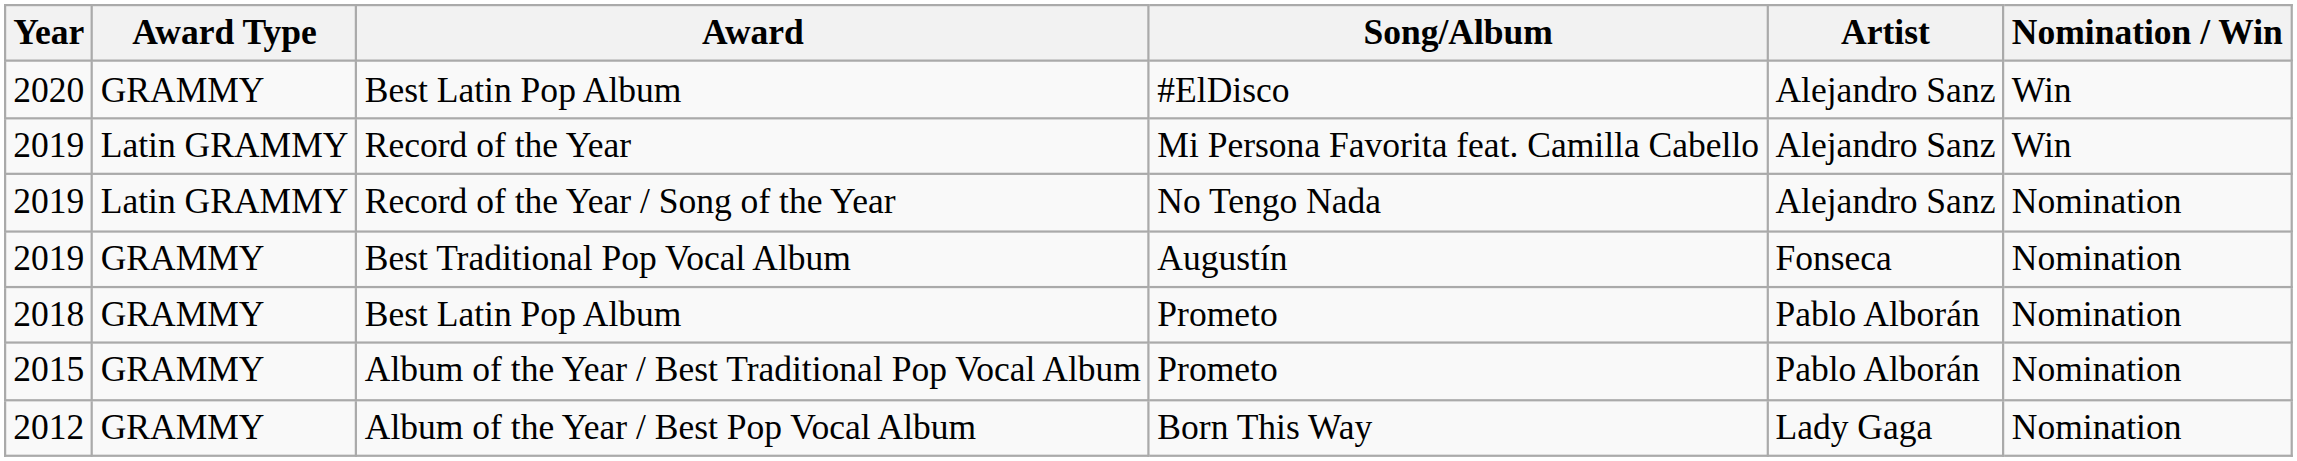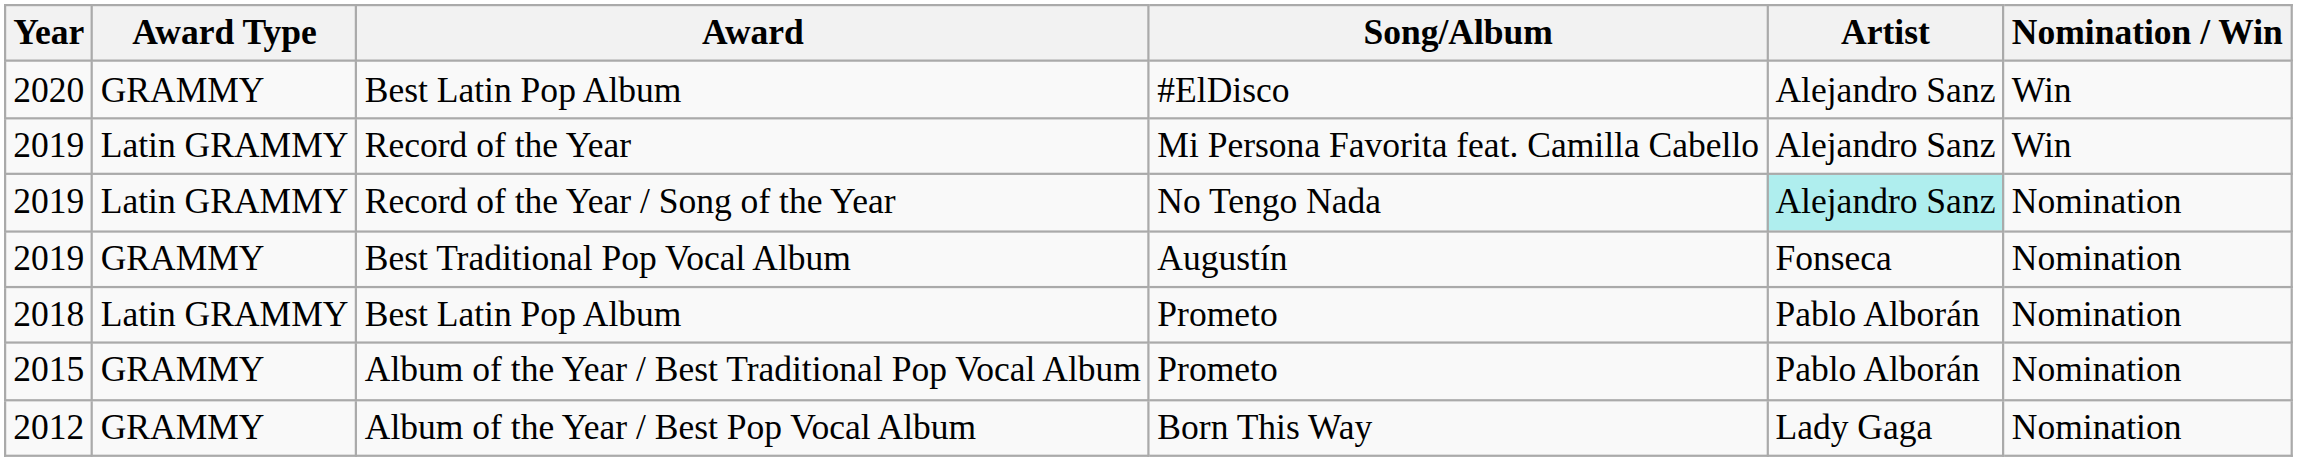(1885, 201) no background -> (1885, 201) paleturquoise background
(183, 314) GRAMMY -> (225, 314) Latin GRAMMY
